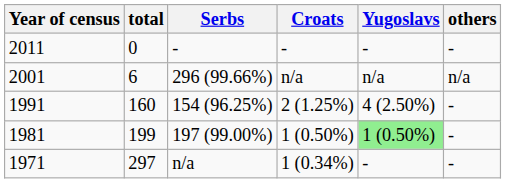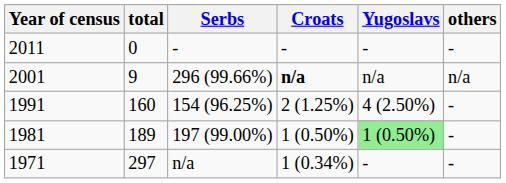(133, 76) 6 -> (133, 76) 9
(292, 76) normal -> (293, 76) bold
(142, 134) 199 -> (142, 134) 189
